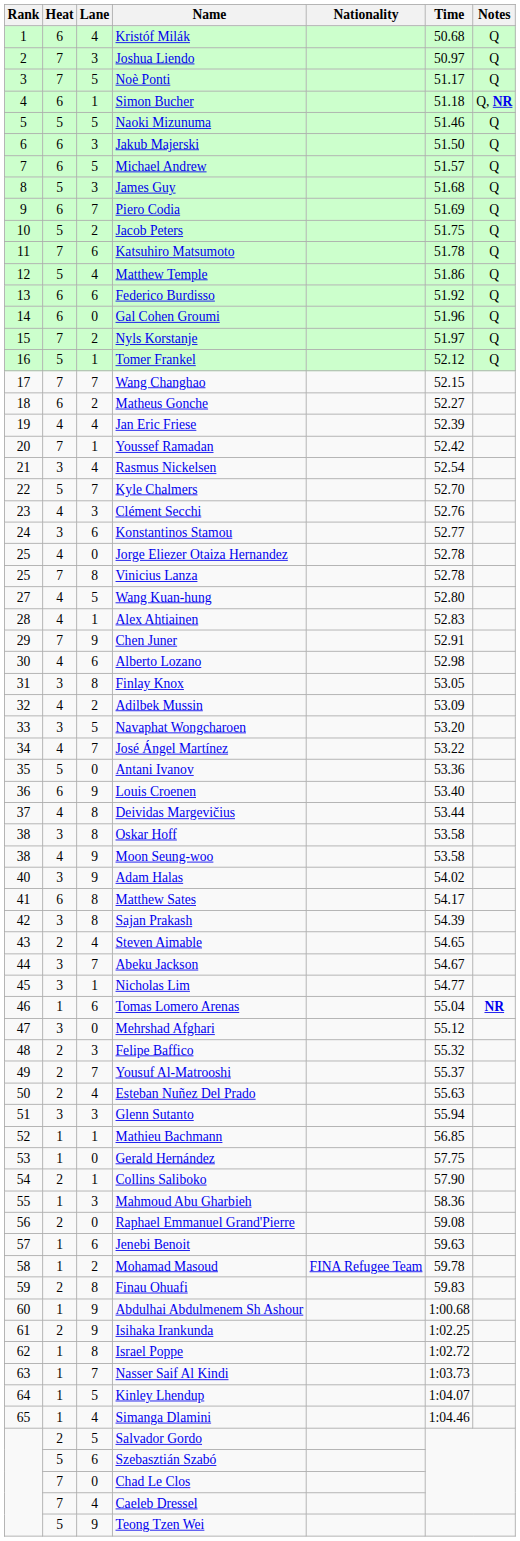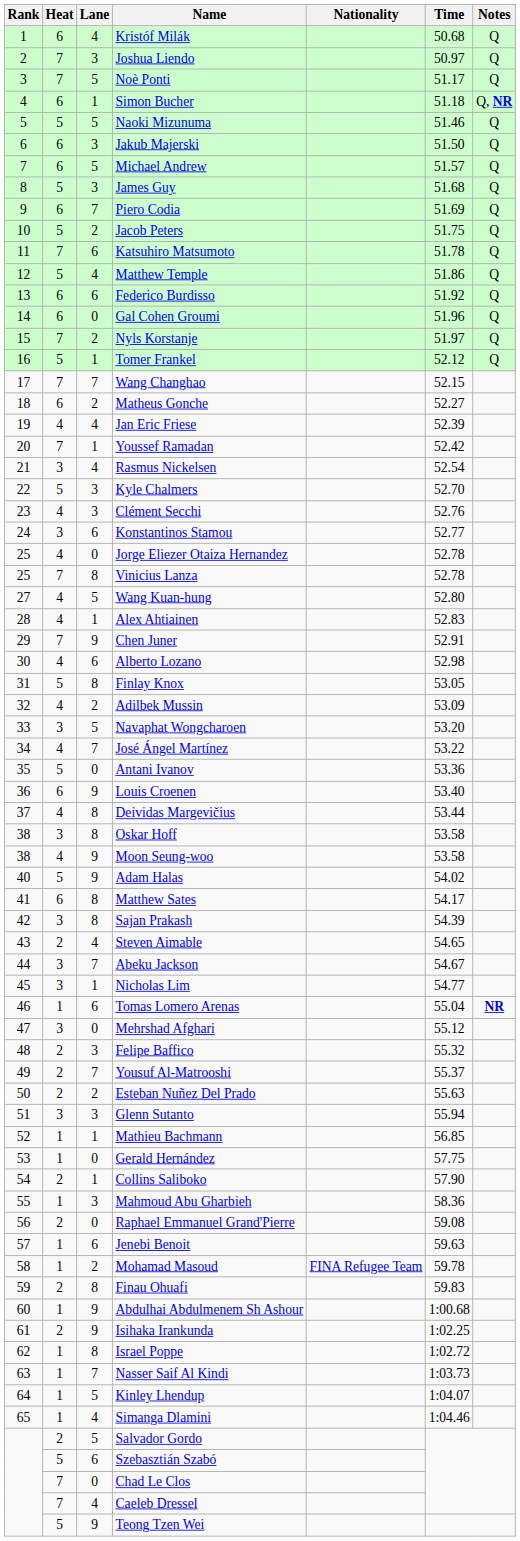(95, 489) 7 -> (95, 489) 3
(60, 683) 3 -> (60, 683) 5
(60, 878) 3 -> (60, 878) 5
(95, 1093) 4 -> (95, 1093) 2
